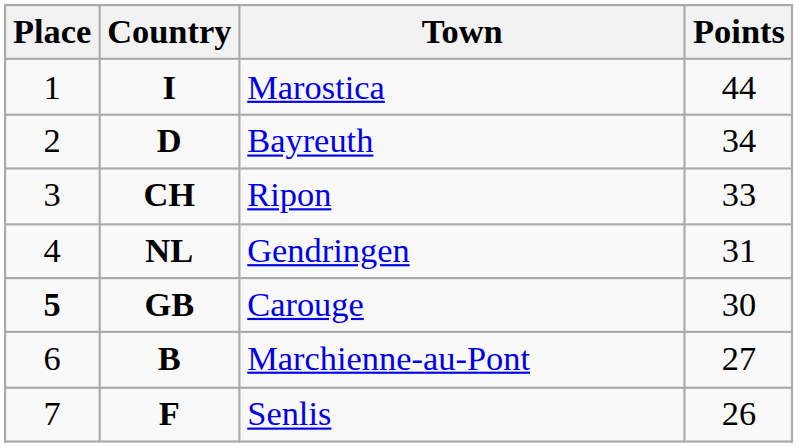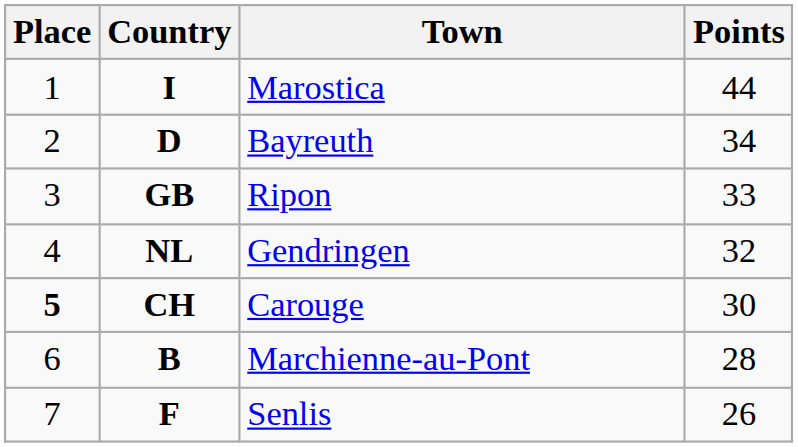(169, 195) CH -> (169, 195) GB
(739, 250) 31 -> (739, 250) 32
(169, 304) GB -> (169, 304) CH
(739, 359) 27 -> (739, 359) 28
